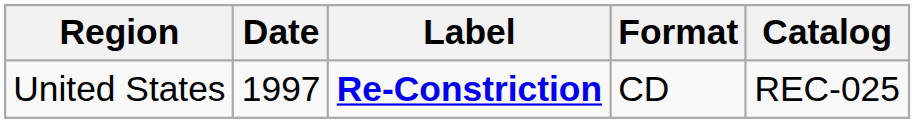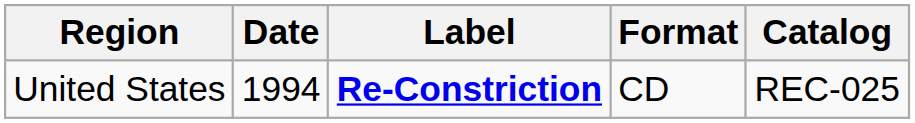(281, 88) 1997 -> (281, 88) 1994
